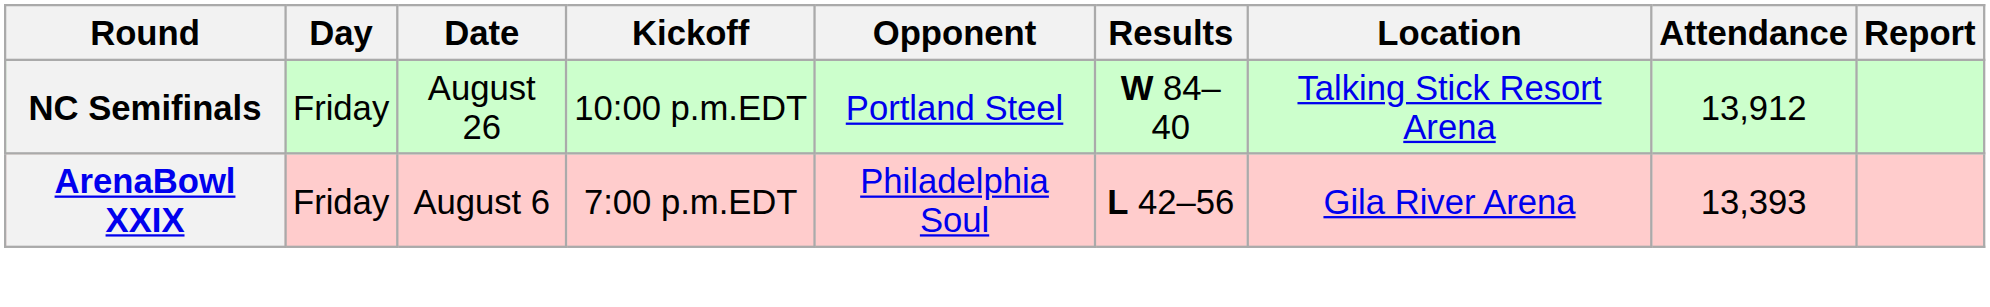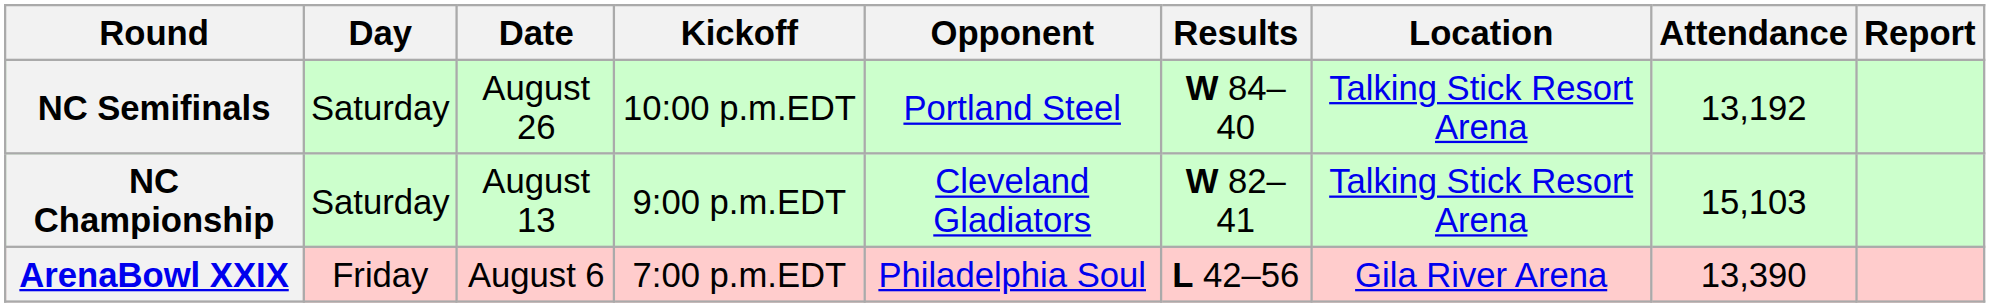(341, 107) Friday -> (380, 107) Saturday
(1754, 107) 13,912 -> (1754, 107) 13,192
+ row: (154, 201)
(1754, 201) 13,393 -> (1754, 275) 13,390
